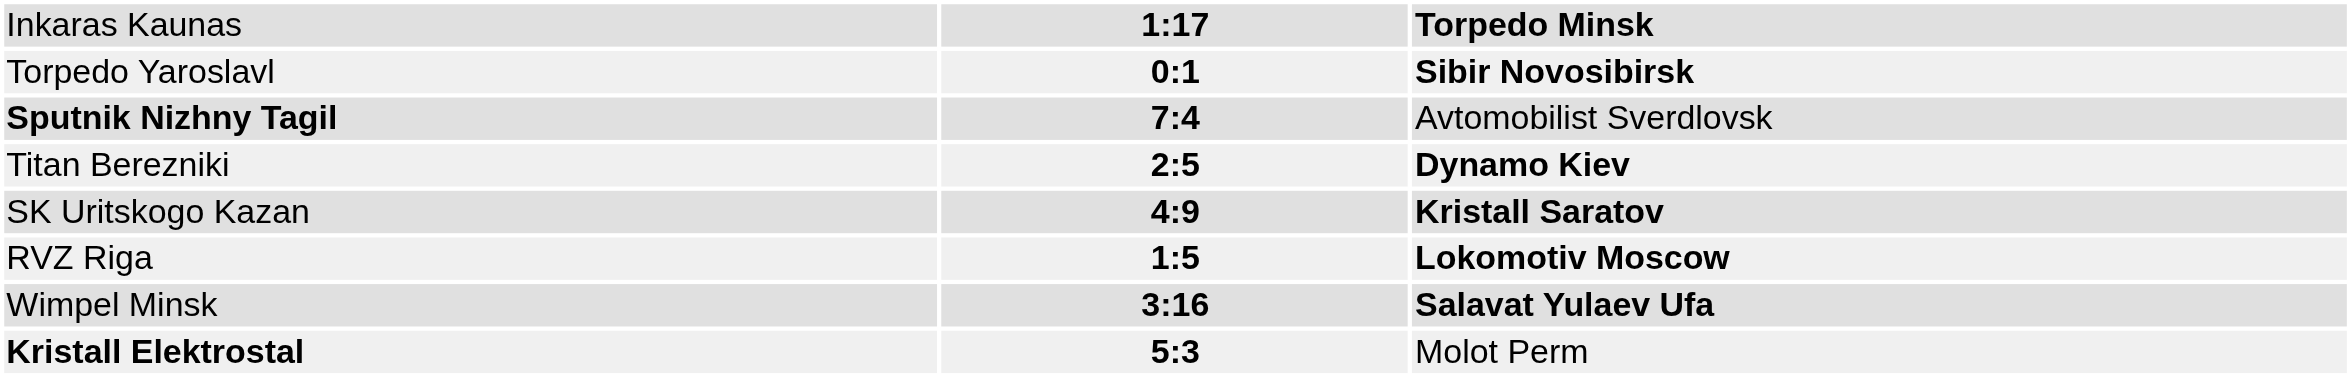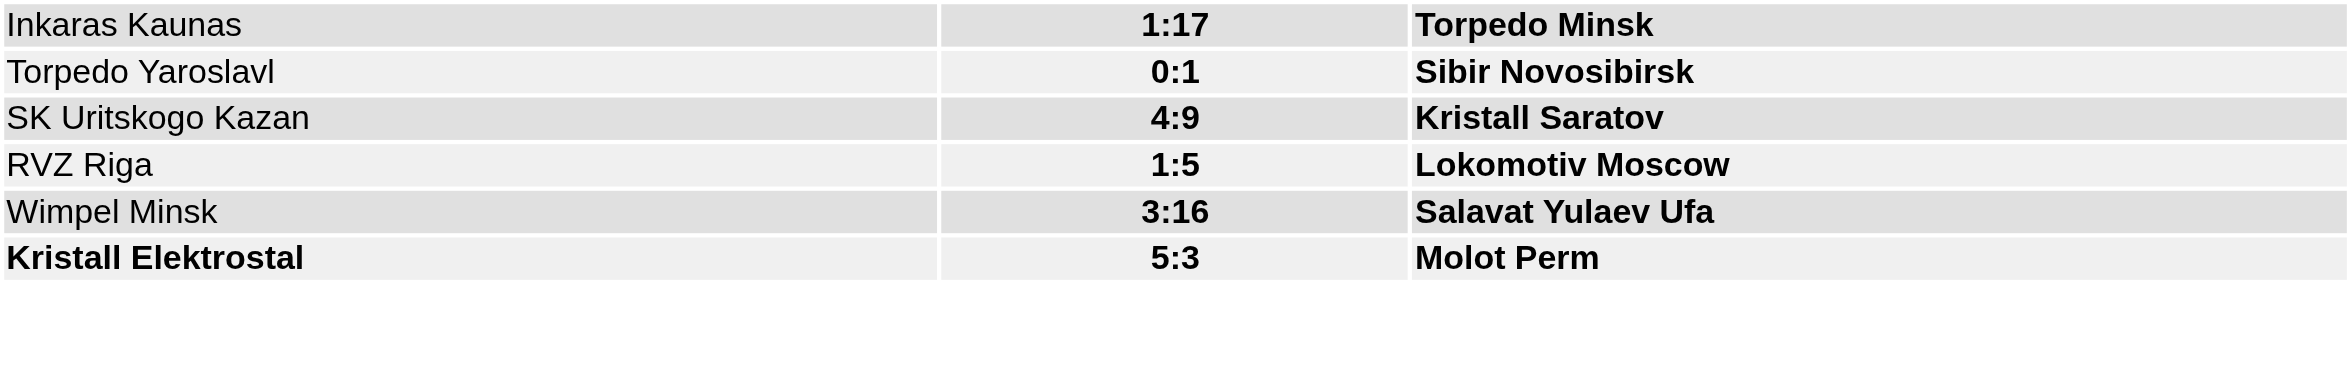- row: (172, 118)
- row: (118, 164)
(1502, 351) normal -> (1507, 258) bold
